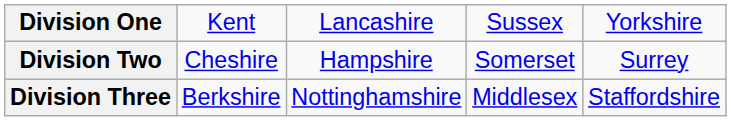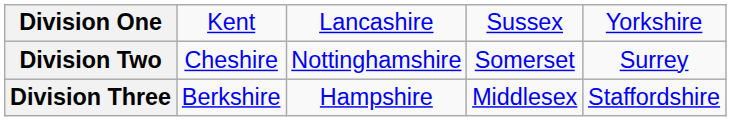(376, 60) Hampshire -> (376, 60) Nottinghamshire
(376, 97) Nottinghamshire -> (376, 97) Hampshire
